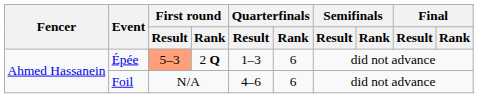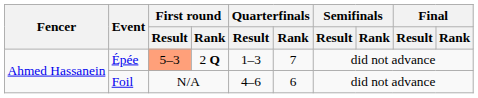(293, 60) 6 -> (293, 60) 7
